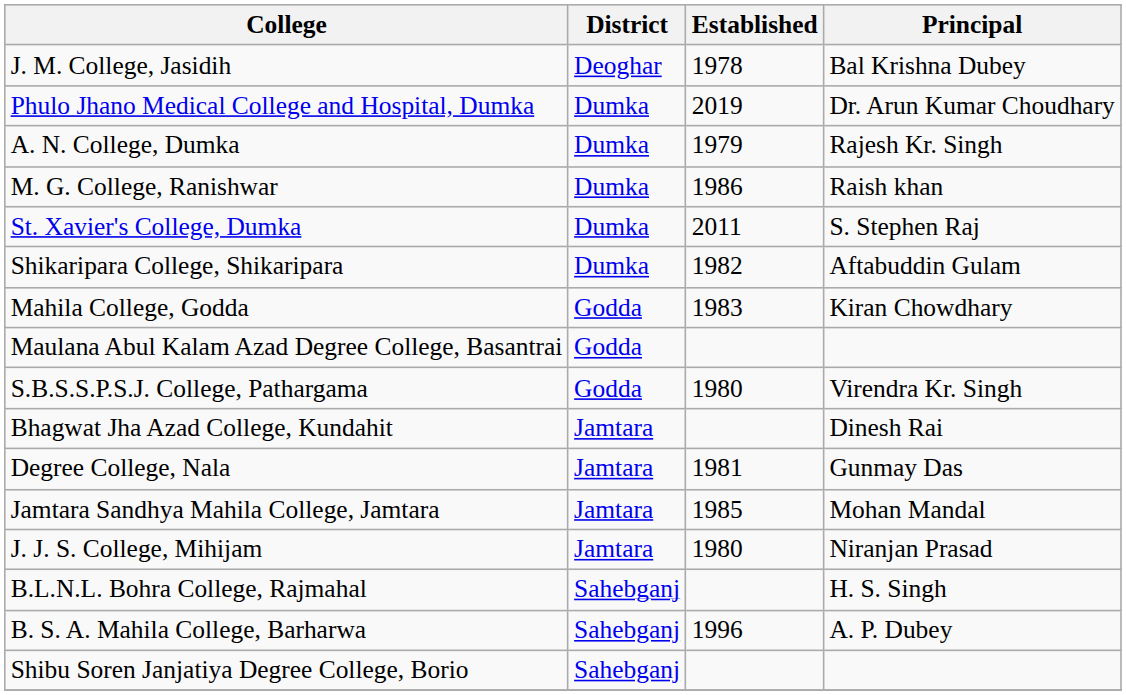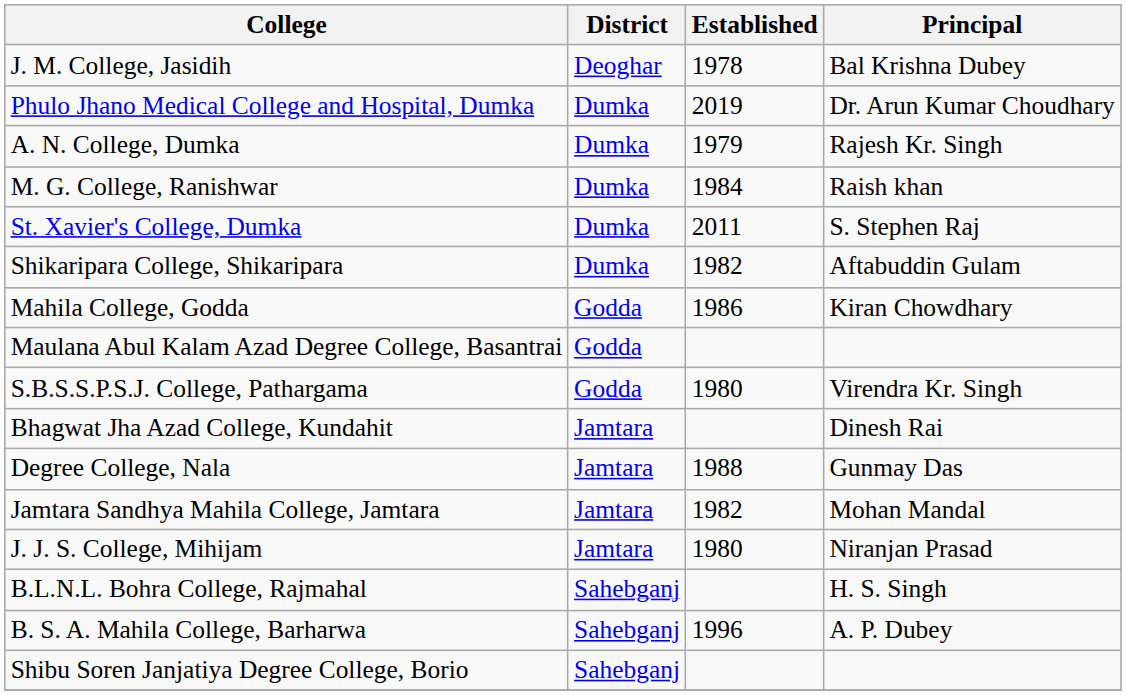(717, 186) 1986 -> (717, 186) 1984
(717, 307) 1983 -> (717, 307) 1986
(717, 468) 1981 -> (717, 468) 1988
(717, 508) 1985 -> (717, 508) 1982
